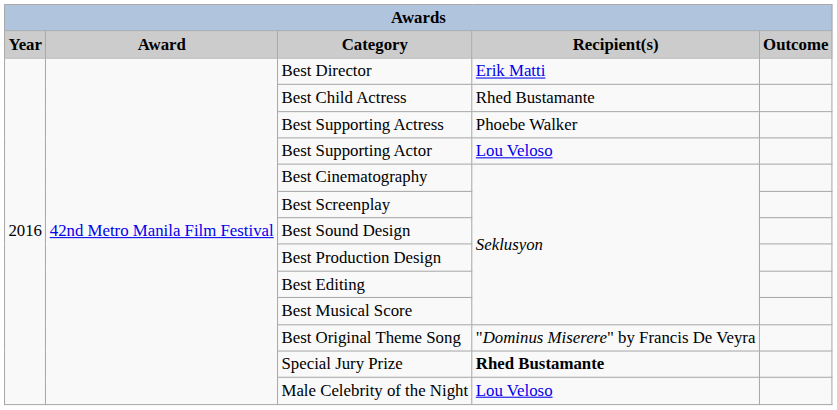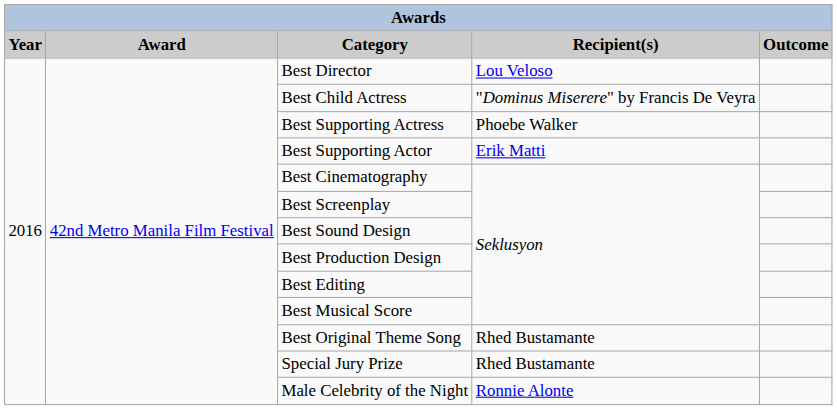(511, 71) Erik Matti -> (514, 71) Lou Veloso
(535, 97) Rhed Bustamante -> (616, 97) "Dominus Miserere" by Francis De Veyra
(514, 151) Lou Veloso -> (511, 151) Erik Matti
(616, 337) "Dominus Miserere" by Francis De Veyra -> (535, 337) Rhed Bustamante
(540, 364) bold -> (535, 364) normal
(514, 390) Lou Veloso -> (525, 390) Ronnie Alonte
